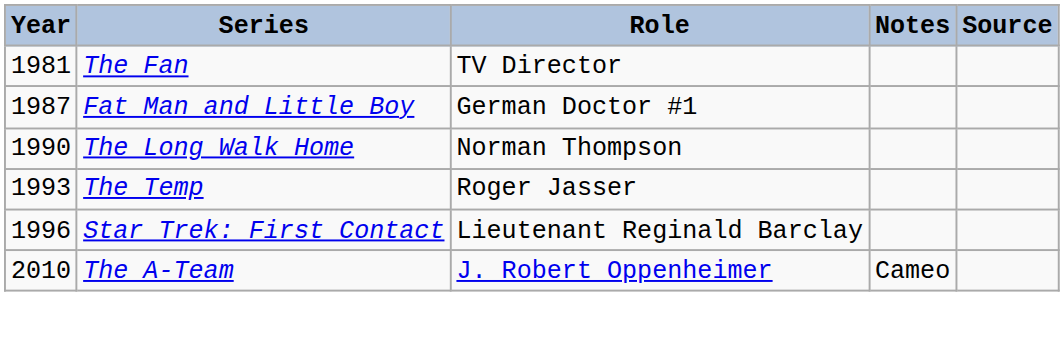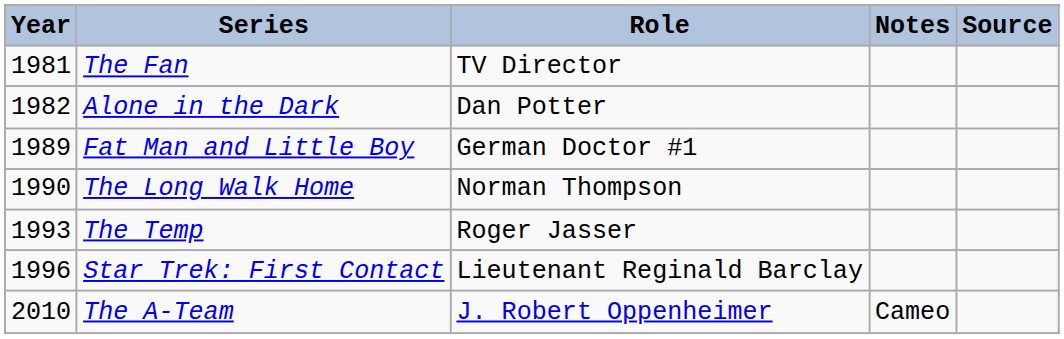+ row: (211, 107)
(41, 107) 1987 -> (41, 148) 1989
